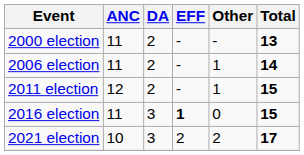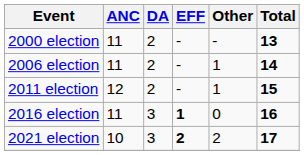(269, 114) 15 -> (269, 114) 16
(180, 138) normal -> (180, 138) bold
